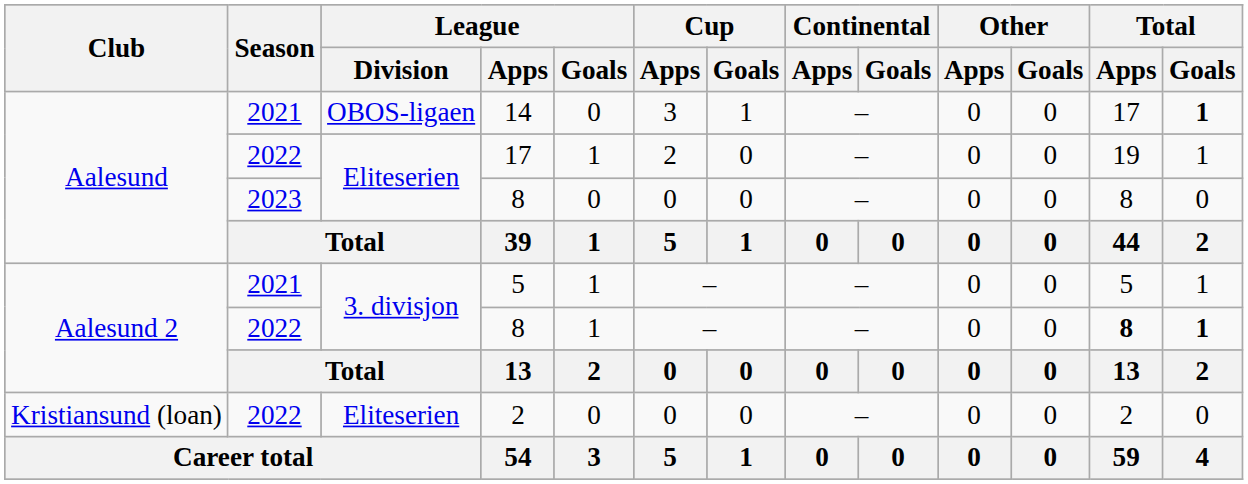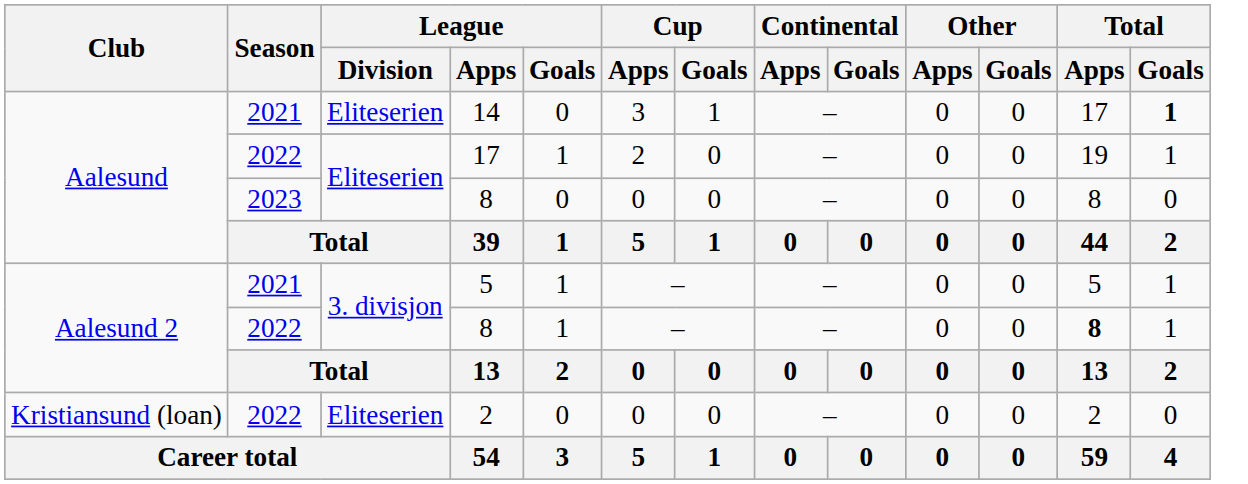(401, 112) OBOS-ligaen -> (385, 112) Eliteserien
(1202, 328) bold -> (1170, 328) normal
